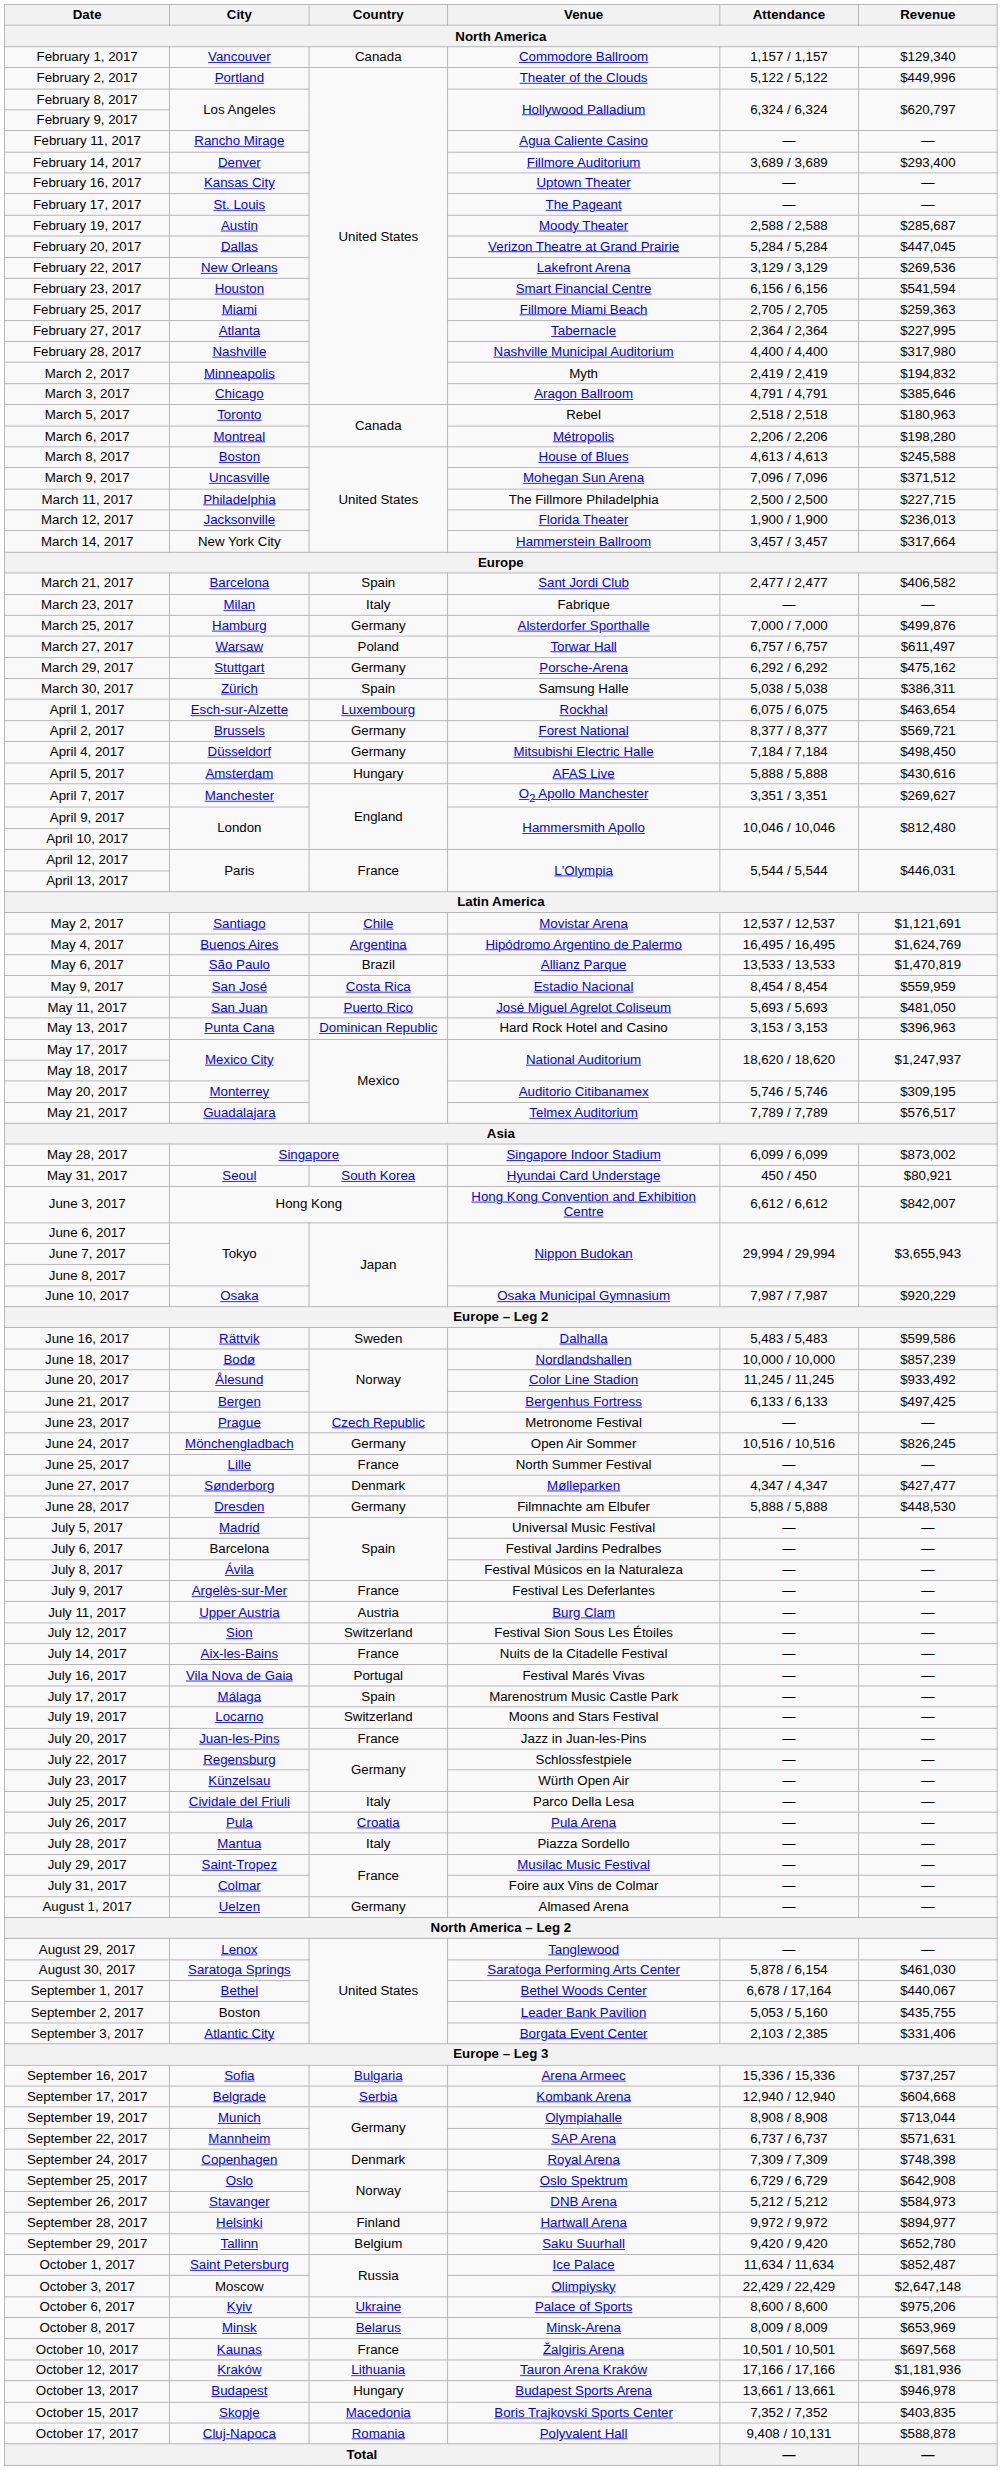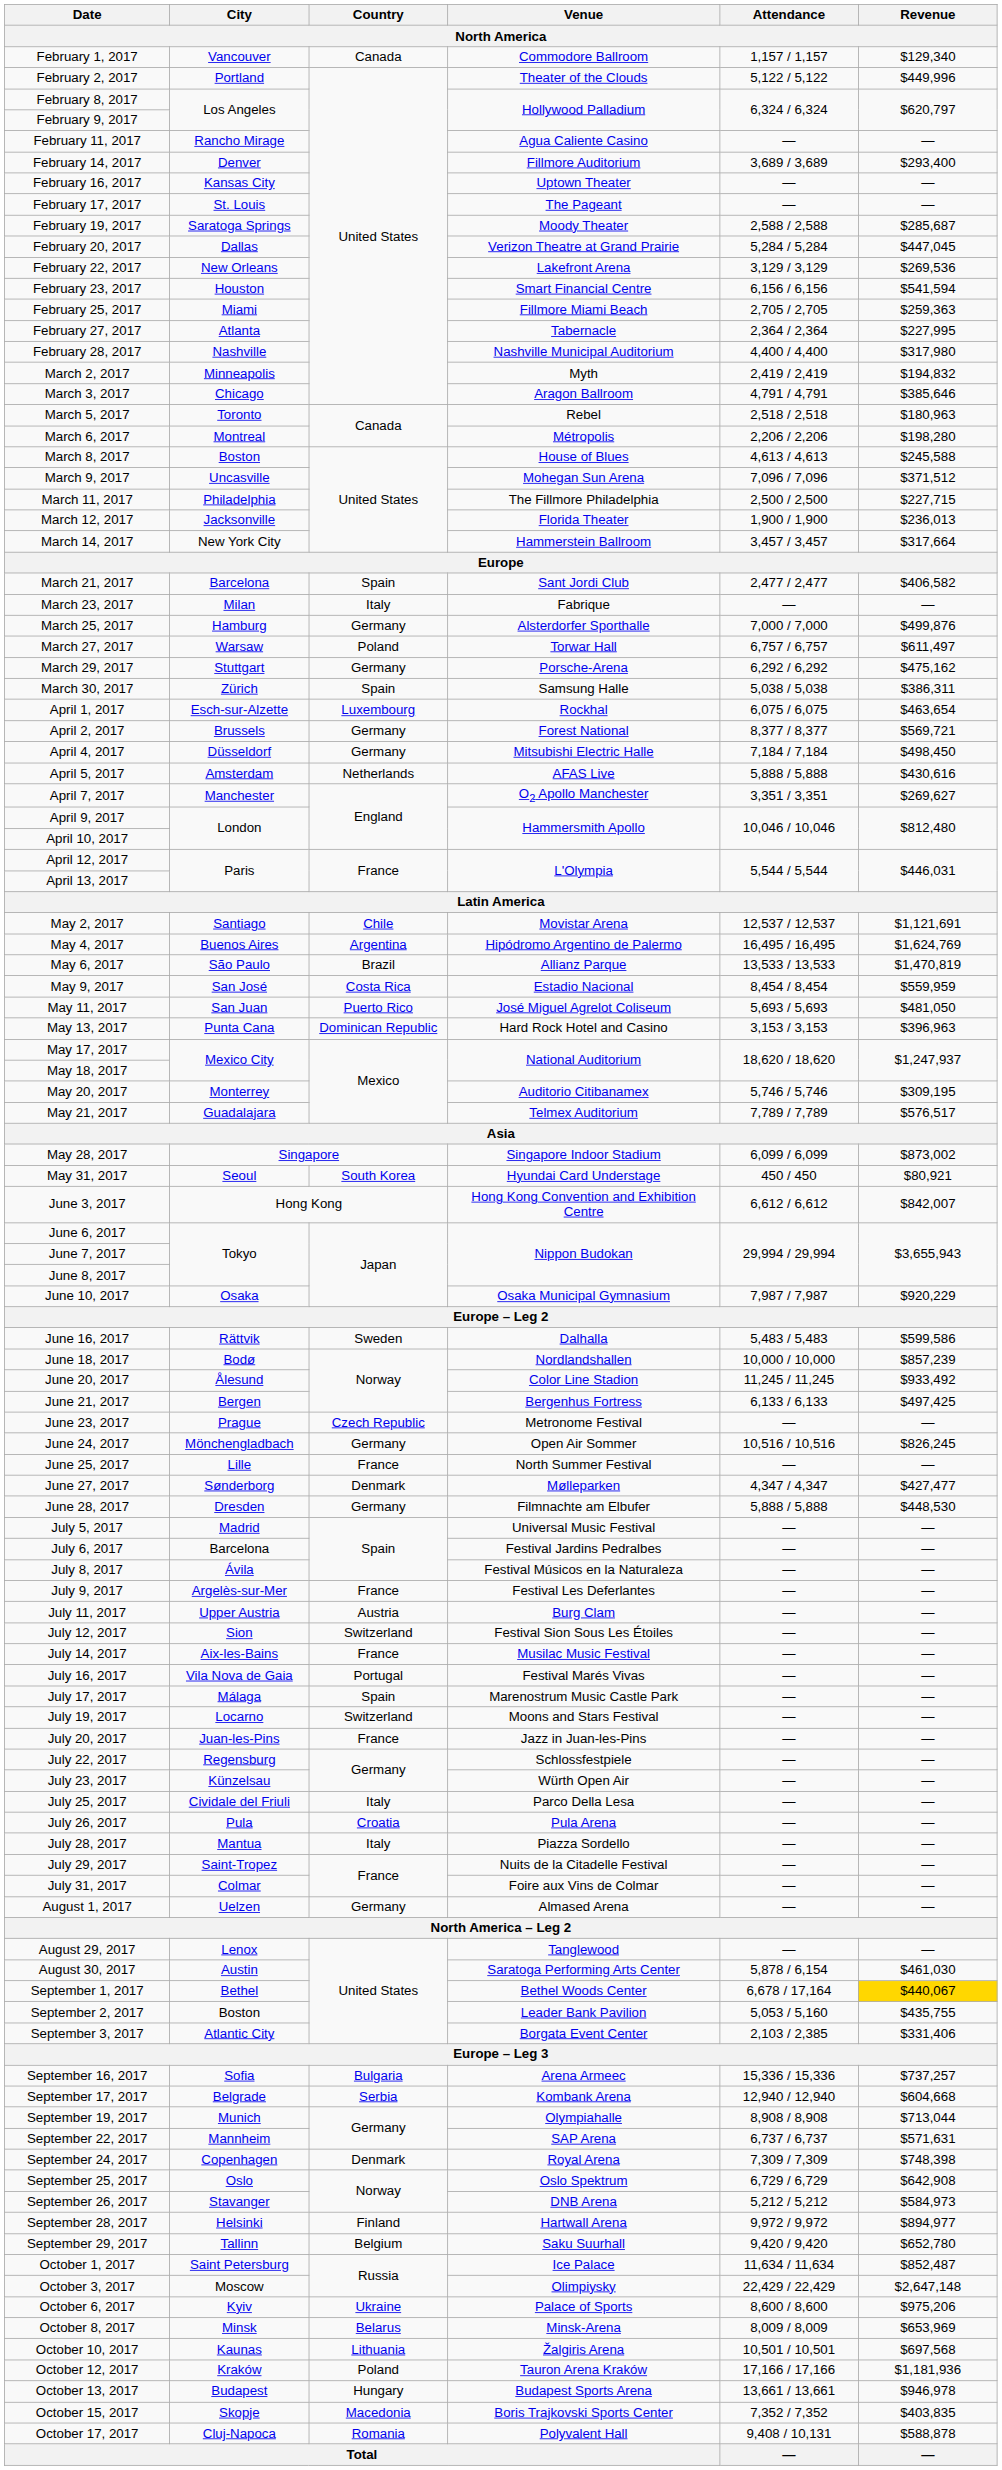(239, 225) Austin -> (239, 225) Saratoga Springs
(378, 773) Hungary -> (378, 773) Netherlands
(584, 1654) Nuits de la Citadelle Festival -> (584, 1654) Musilac Music Festival
(584, 1864) Musilac Music Festival -> (584, 1864) Nuits de la Citadelle Festival
(239, 1970) Saratoga Springs -> (239, 1970) Austin
(928, 1991) no background -> (928, 1991) gold background
(378, 2349) France -> (378, 2349) Lithuania
(378, 2370) Lithuania -> (378, 2370) Poland
